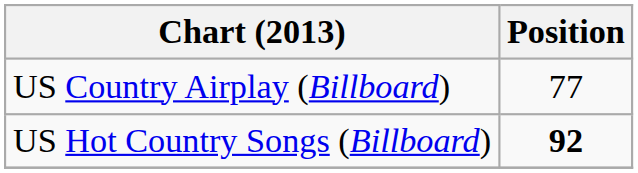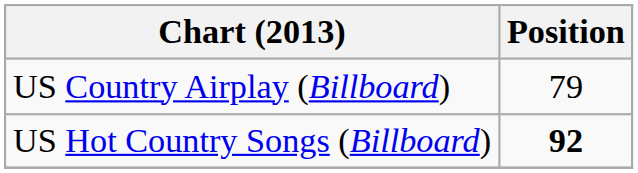(566, 85) 77 -> (566, 85) 79
